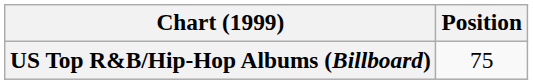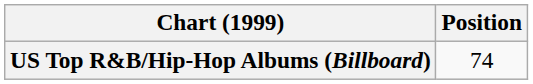(482, 60) 75 -> (482, 60) 74
